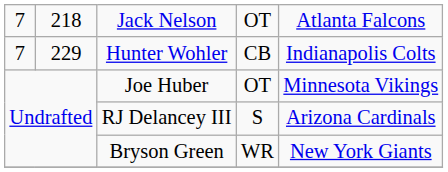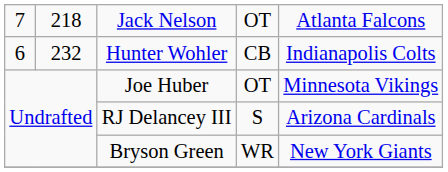(20, 53) 7 -> (20, 53) 6
(66, 53) 229 -> (66, 53) 232
